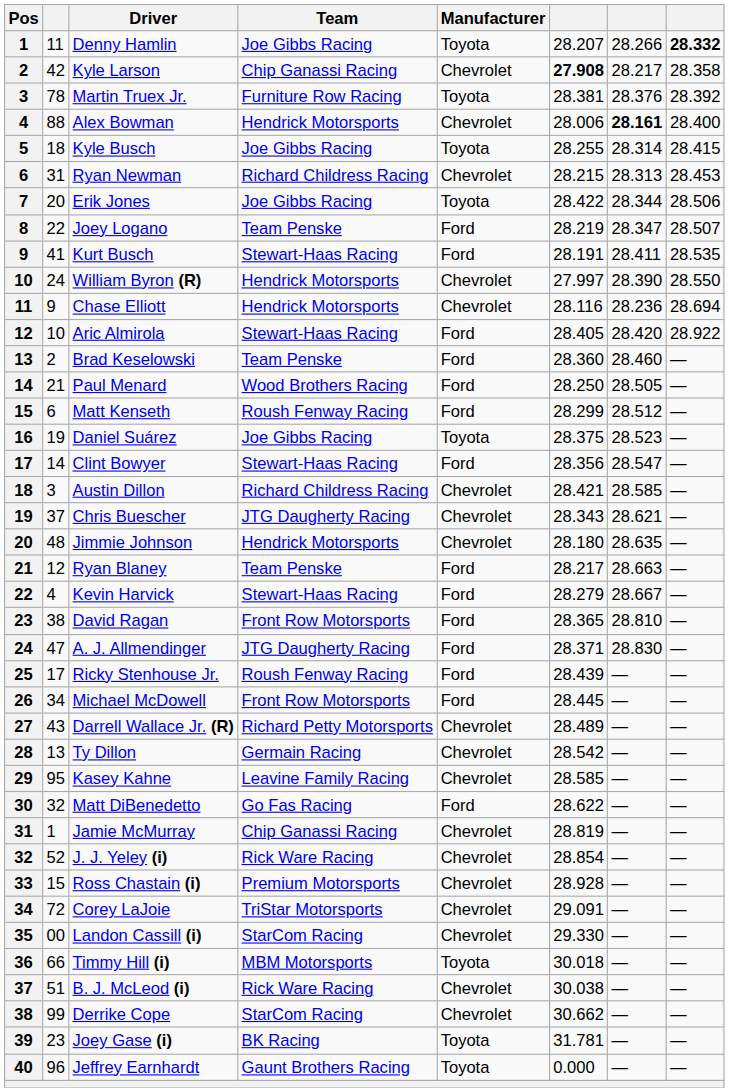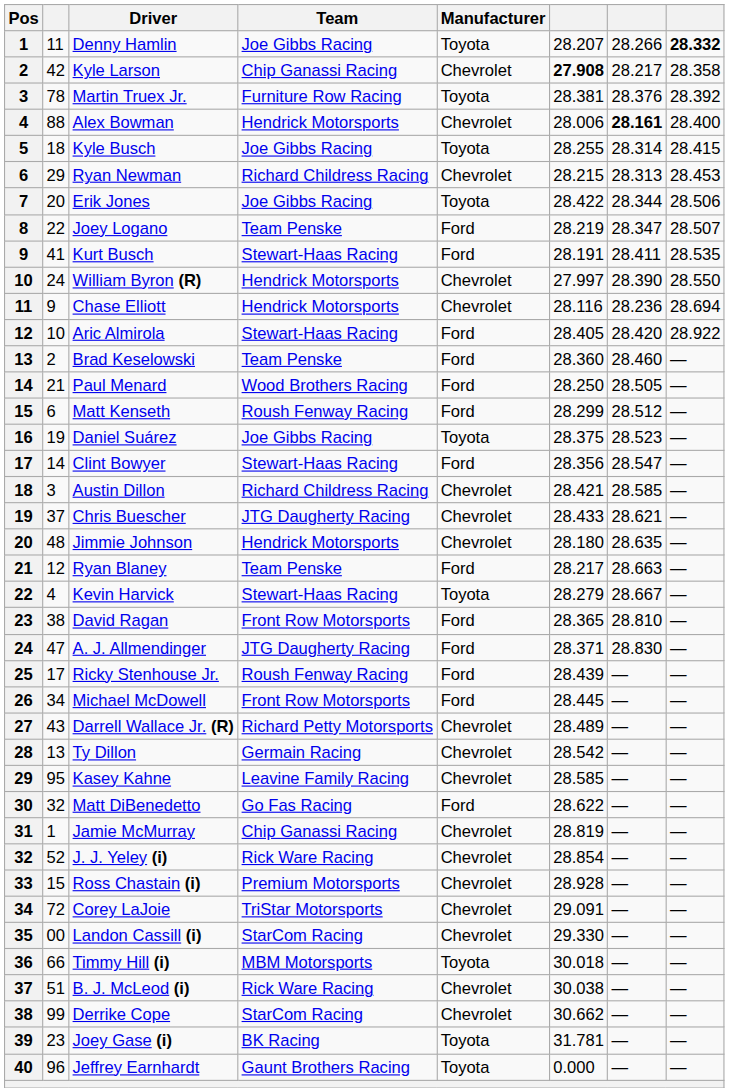(56, 175) 31 -> (56, 175) 29
(579, 516) 28.343 -> (579, 516) 28.433
(458, 595) Ford -> (465, 595) Toyota
